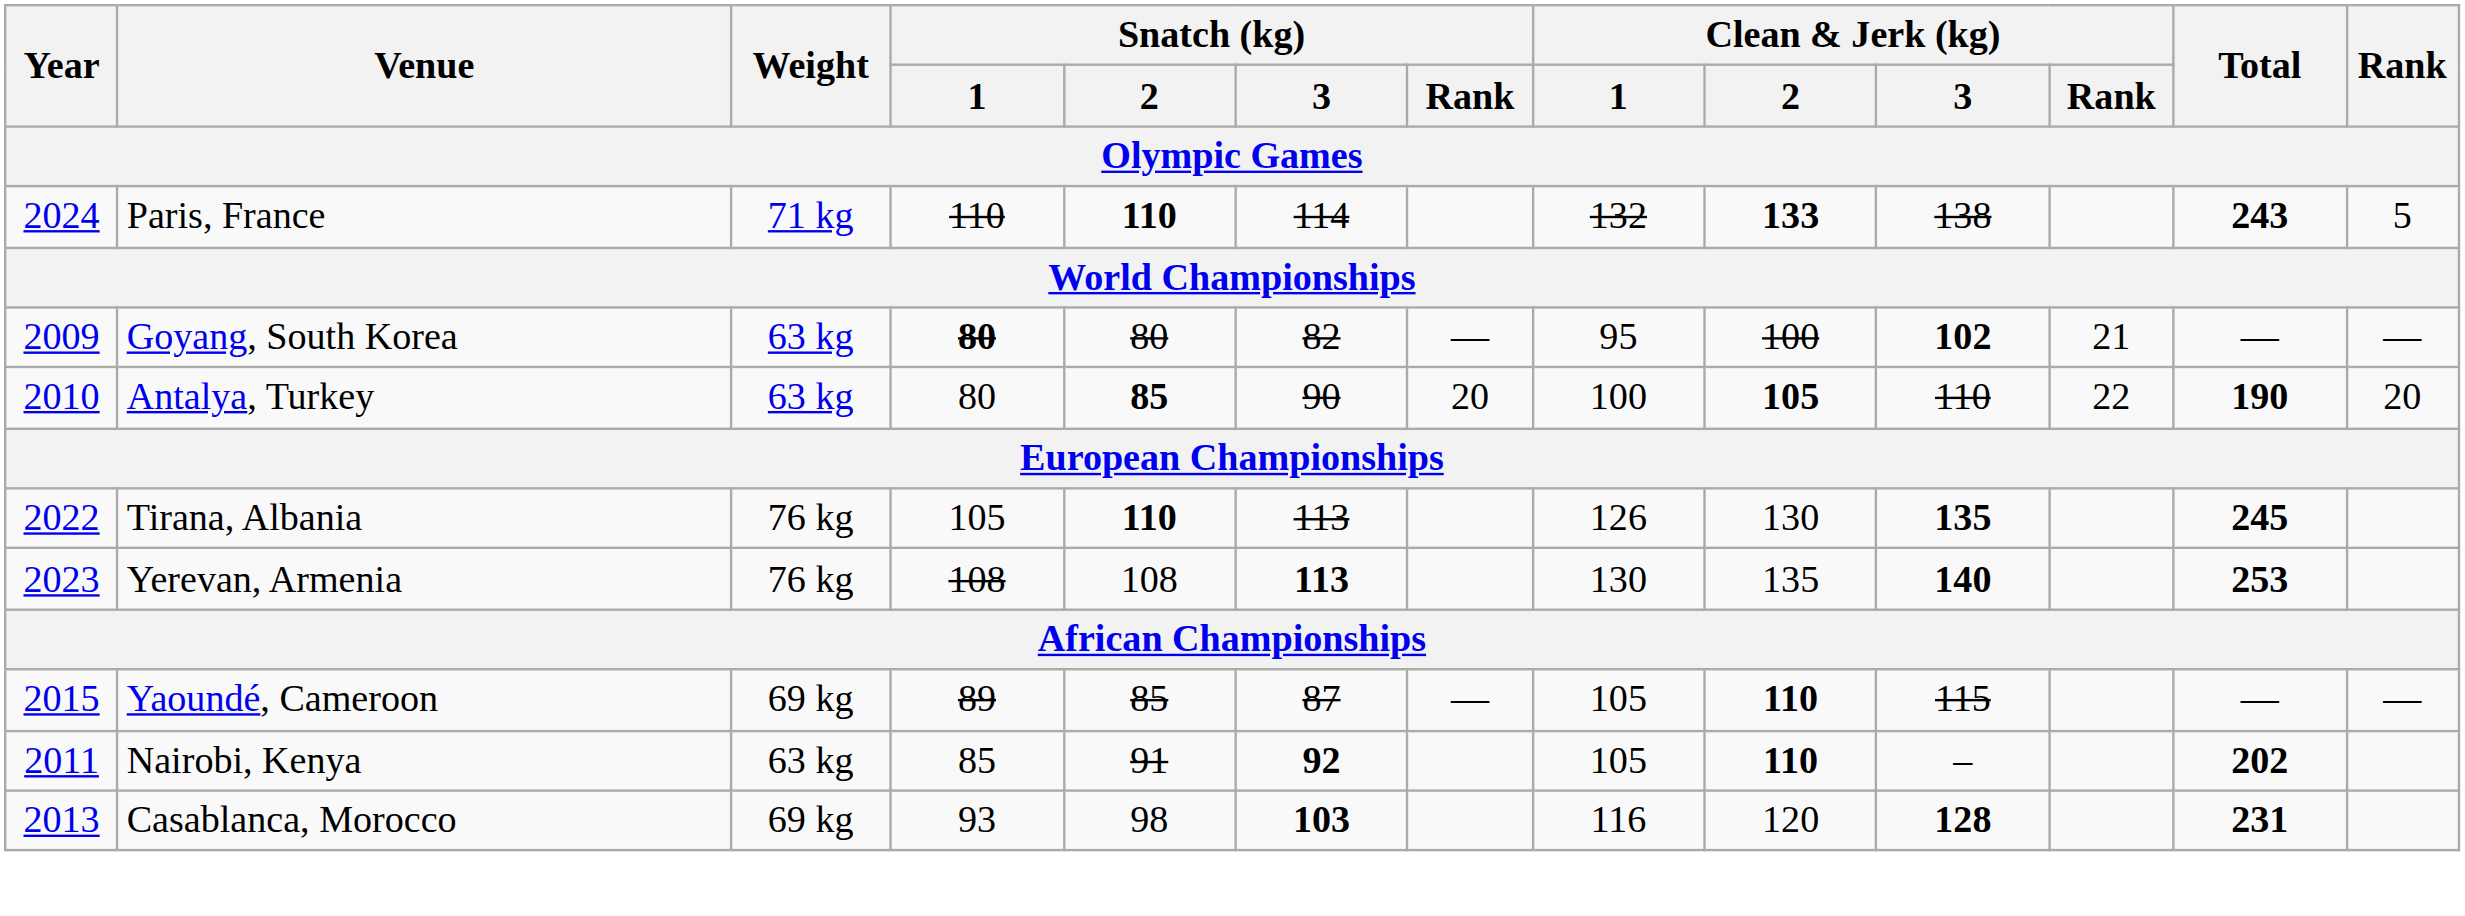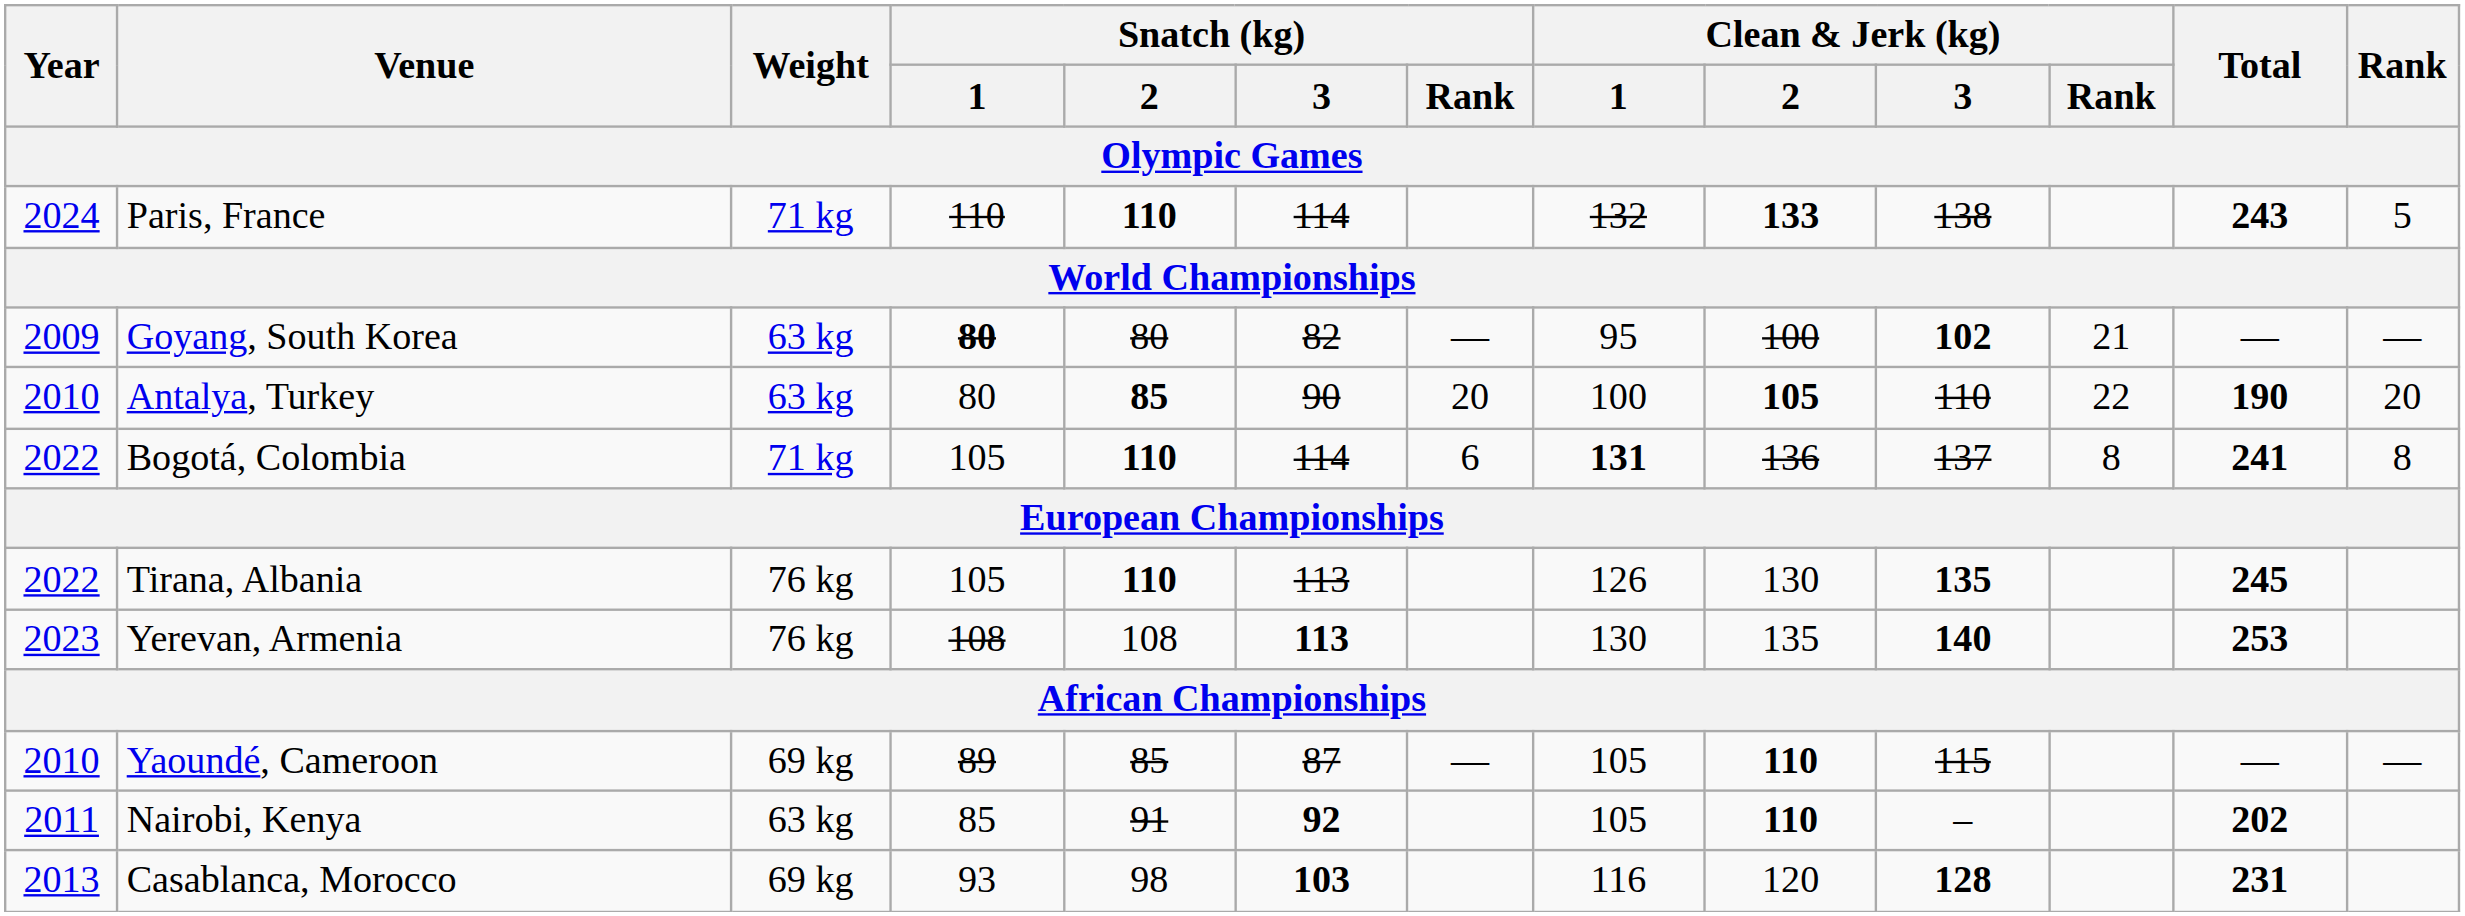+ row: (266, 457)
(62, 699) 2015 -> (62, 759) 2010
